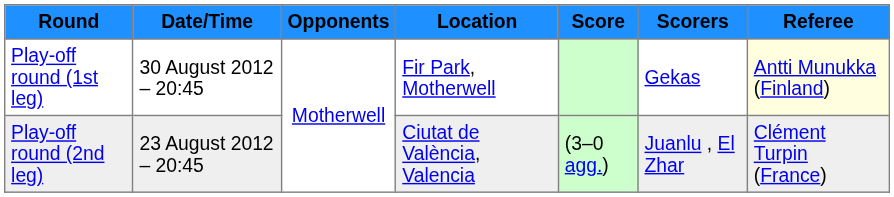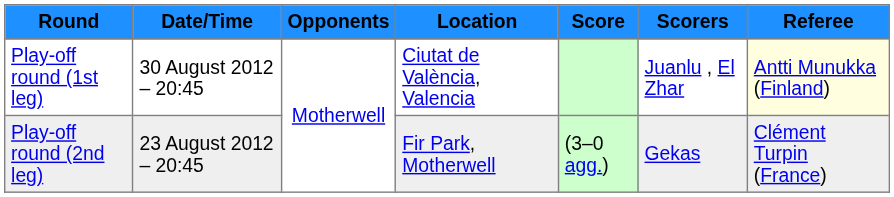(449, 77) Fir Park, Motherwell -> (441, 77) Ciutat de València, Valencia
(672, 77) Gekas -> (690, 77) Juanlu , El Zhar
(441, 154) Ciutat de València, Valencia -> (449, 154) Fir Park, Motherwell
(690, 154) Juanlu , El Zhar -> (672, 154) Gekas
